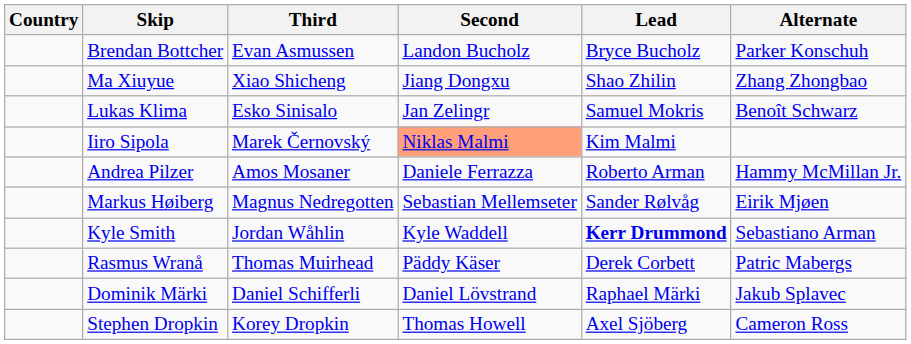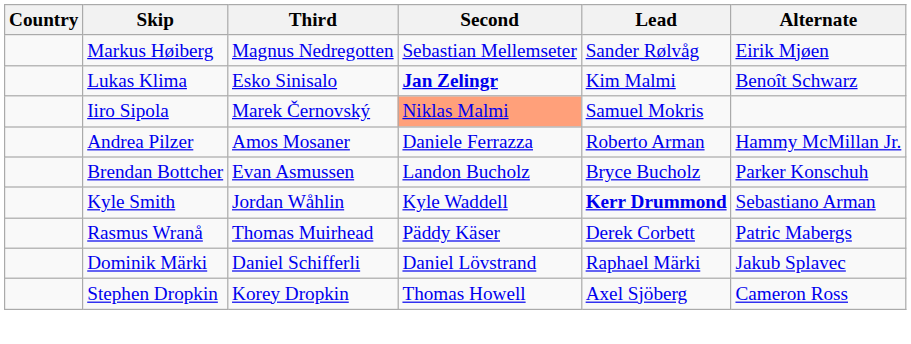rows swapped: (155, 50) <-> (150, 202)
- row: (131, 80)
(446, 111) normal -> (450, 80) bold
(645, 111) Samuel Mokris -> (631, 80) Kim Malmi
(631, 141) Kim Malmi -> (645, 111) Samuel Mokris
